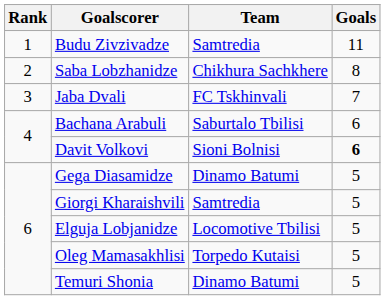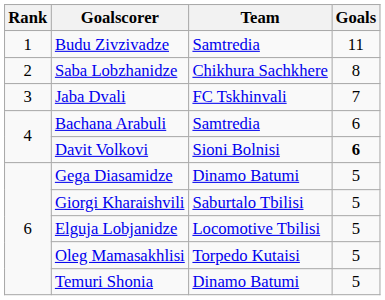(248, 123) Saburtalo Tbilisi -> (226, 123) Samtredia
(226, 202) Samtredia -> (248, 202) Saburtalo Tbilisi
